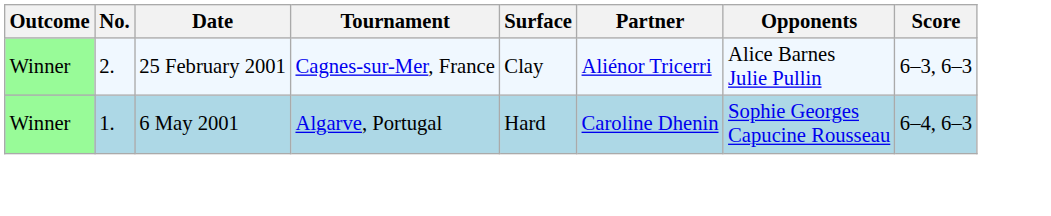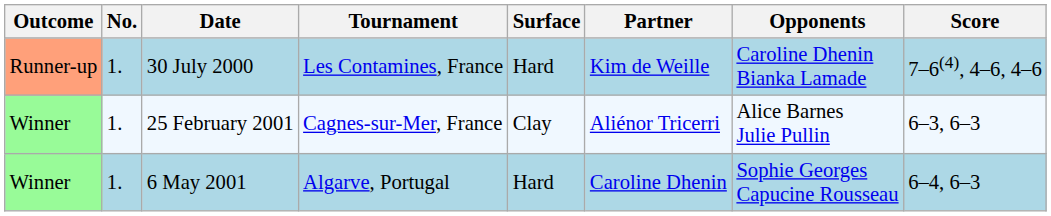+ row: (200, 66)
(107, 66) 2. -> (115, 123) 1.
